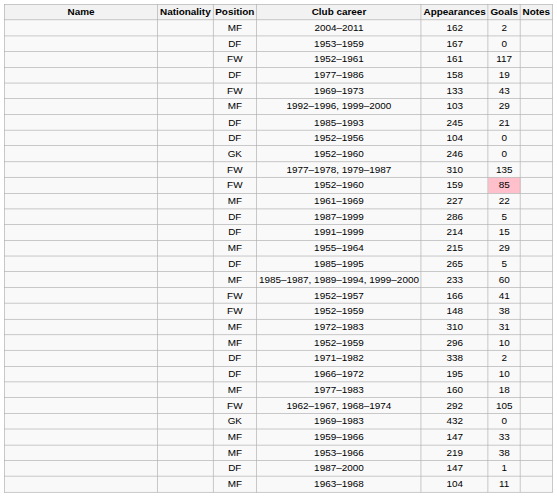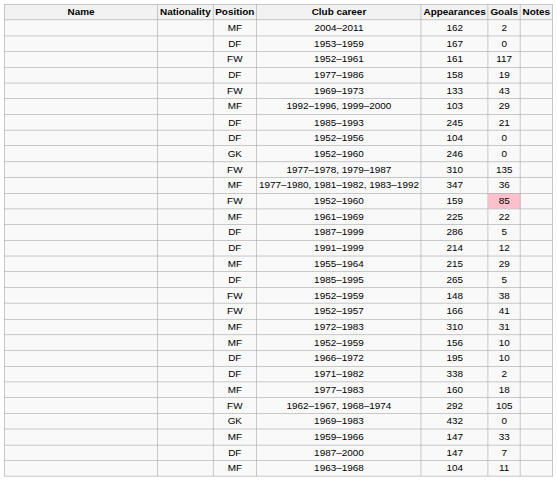+ row: (235, 185)
(455, 201) 227 -> (455, 216) 225
(504, 232) 15 -> (504, 248) 12
- row: (235, 279)
rows swapped: (235, 295) <-> (235, 311)
(455, 342) 296 -> (455, 342) 156
rows swapped: (235, 358) <-> (235, 374)
- row: (235, 452)
(504, 468) 1 -> (504, 452) 7
